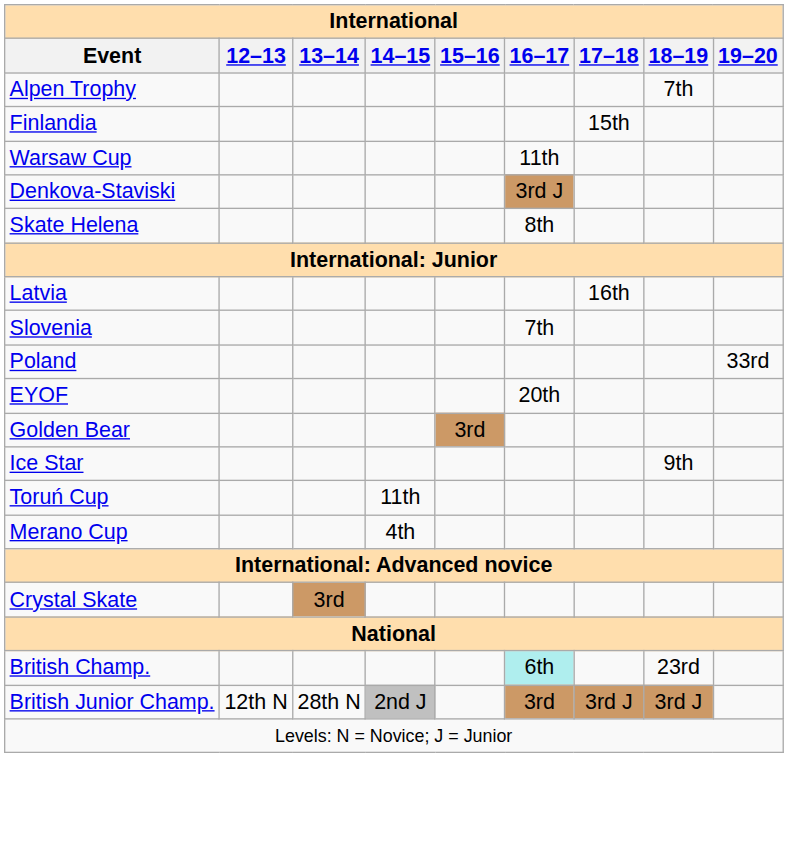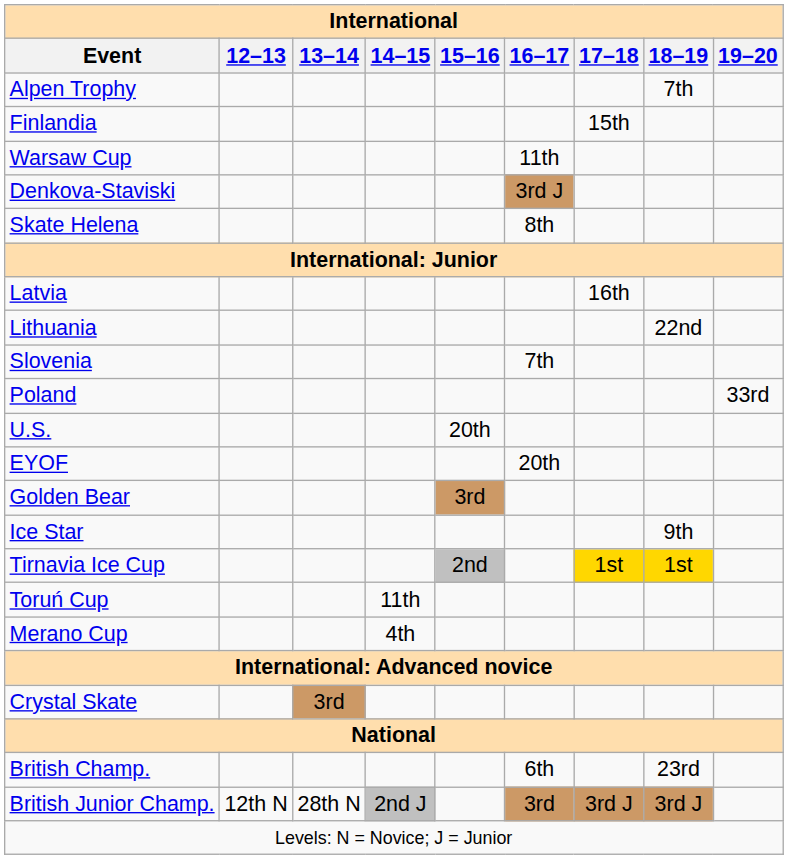+ row: (53, 327)
+ row: (30, 429)
+ row: (87, 565)
(539, 667) paleturquoise background -> (539, 769) no background
